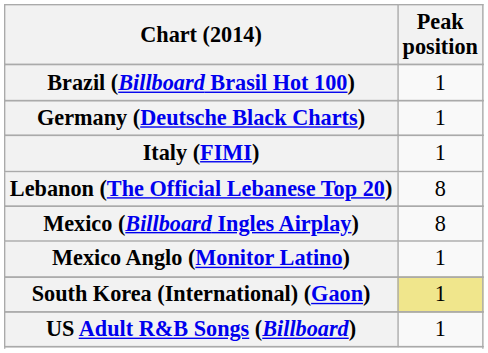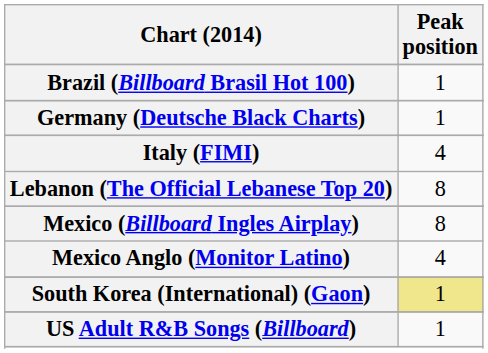(440, 152) 1 -> (440, 152) 4
(440, 258) 1 -> (440, 258) 4
